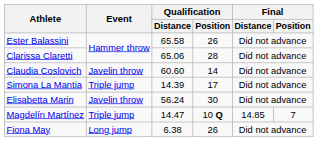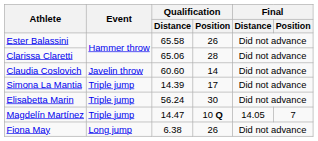(116, 100) Javelin throw -> (111, 100) Triple jump
(253, 115) 14.85 -> (253, 115) 14.05
